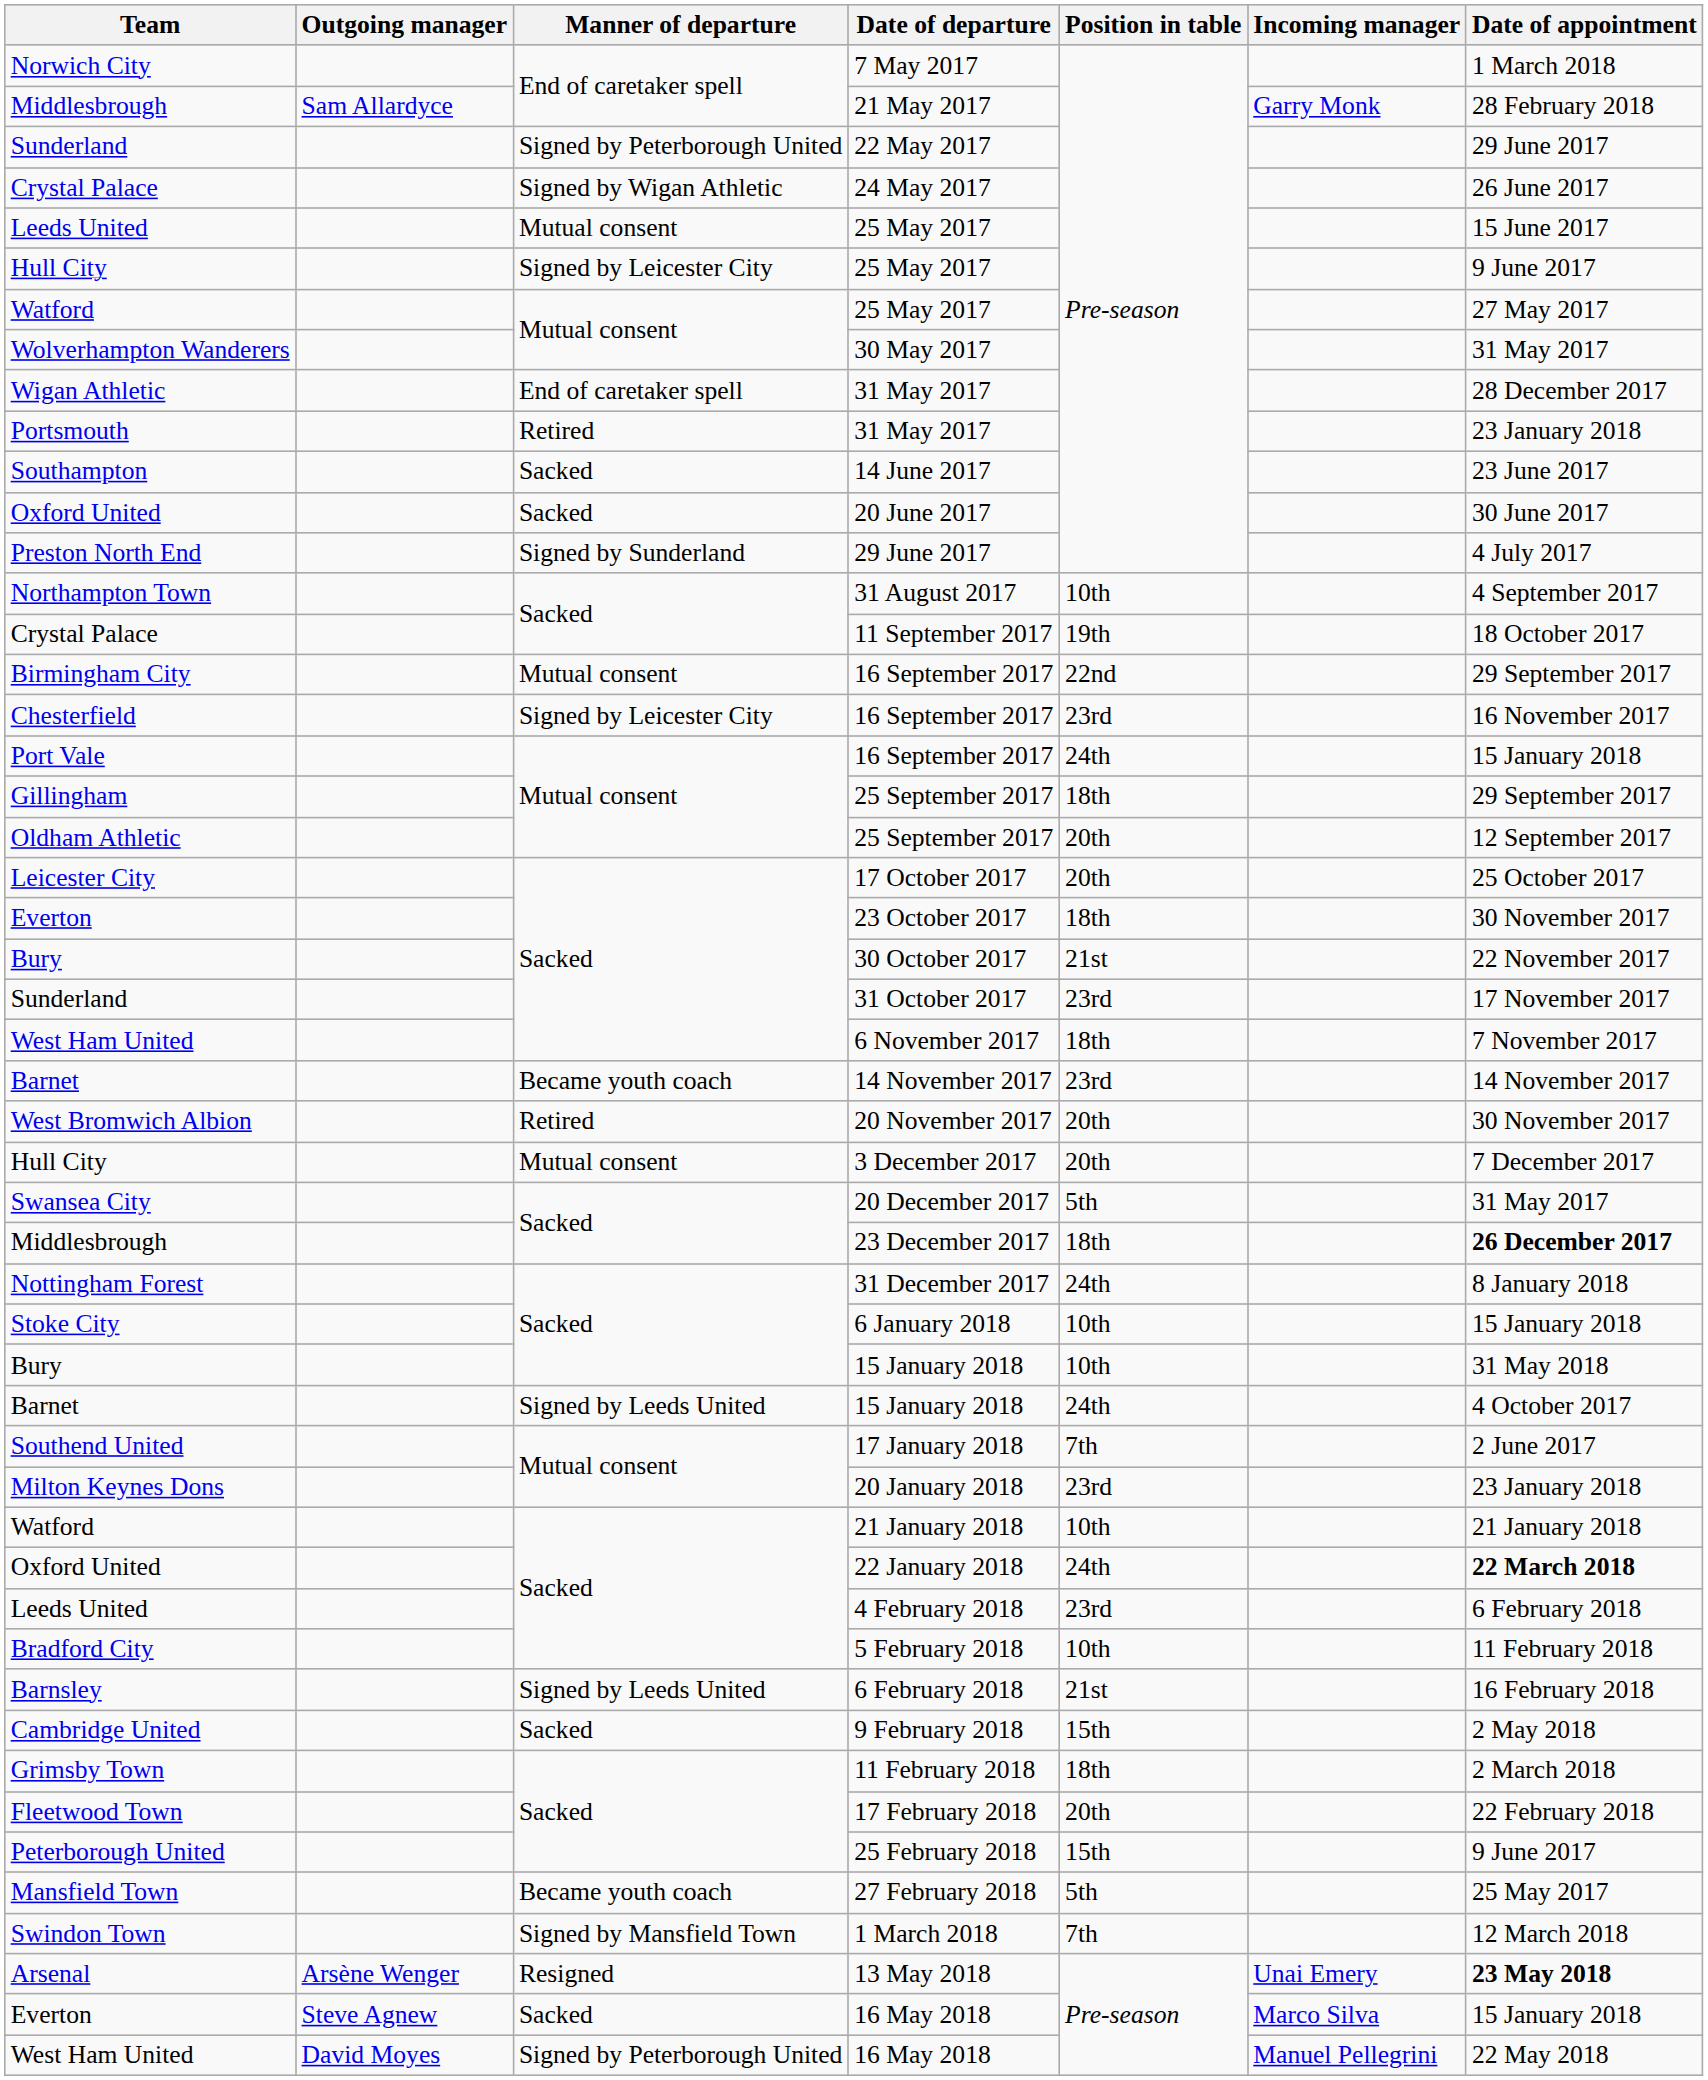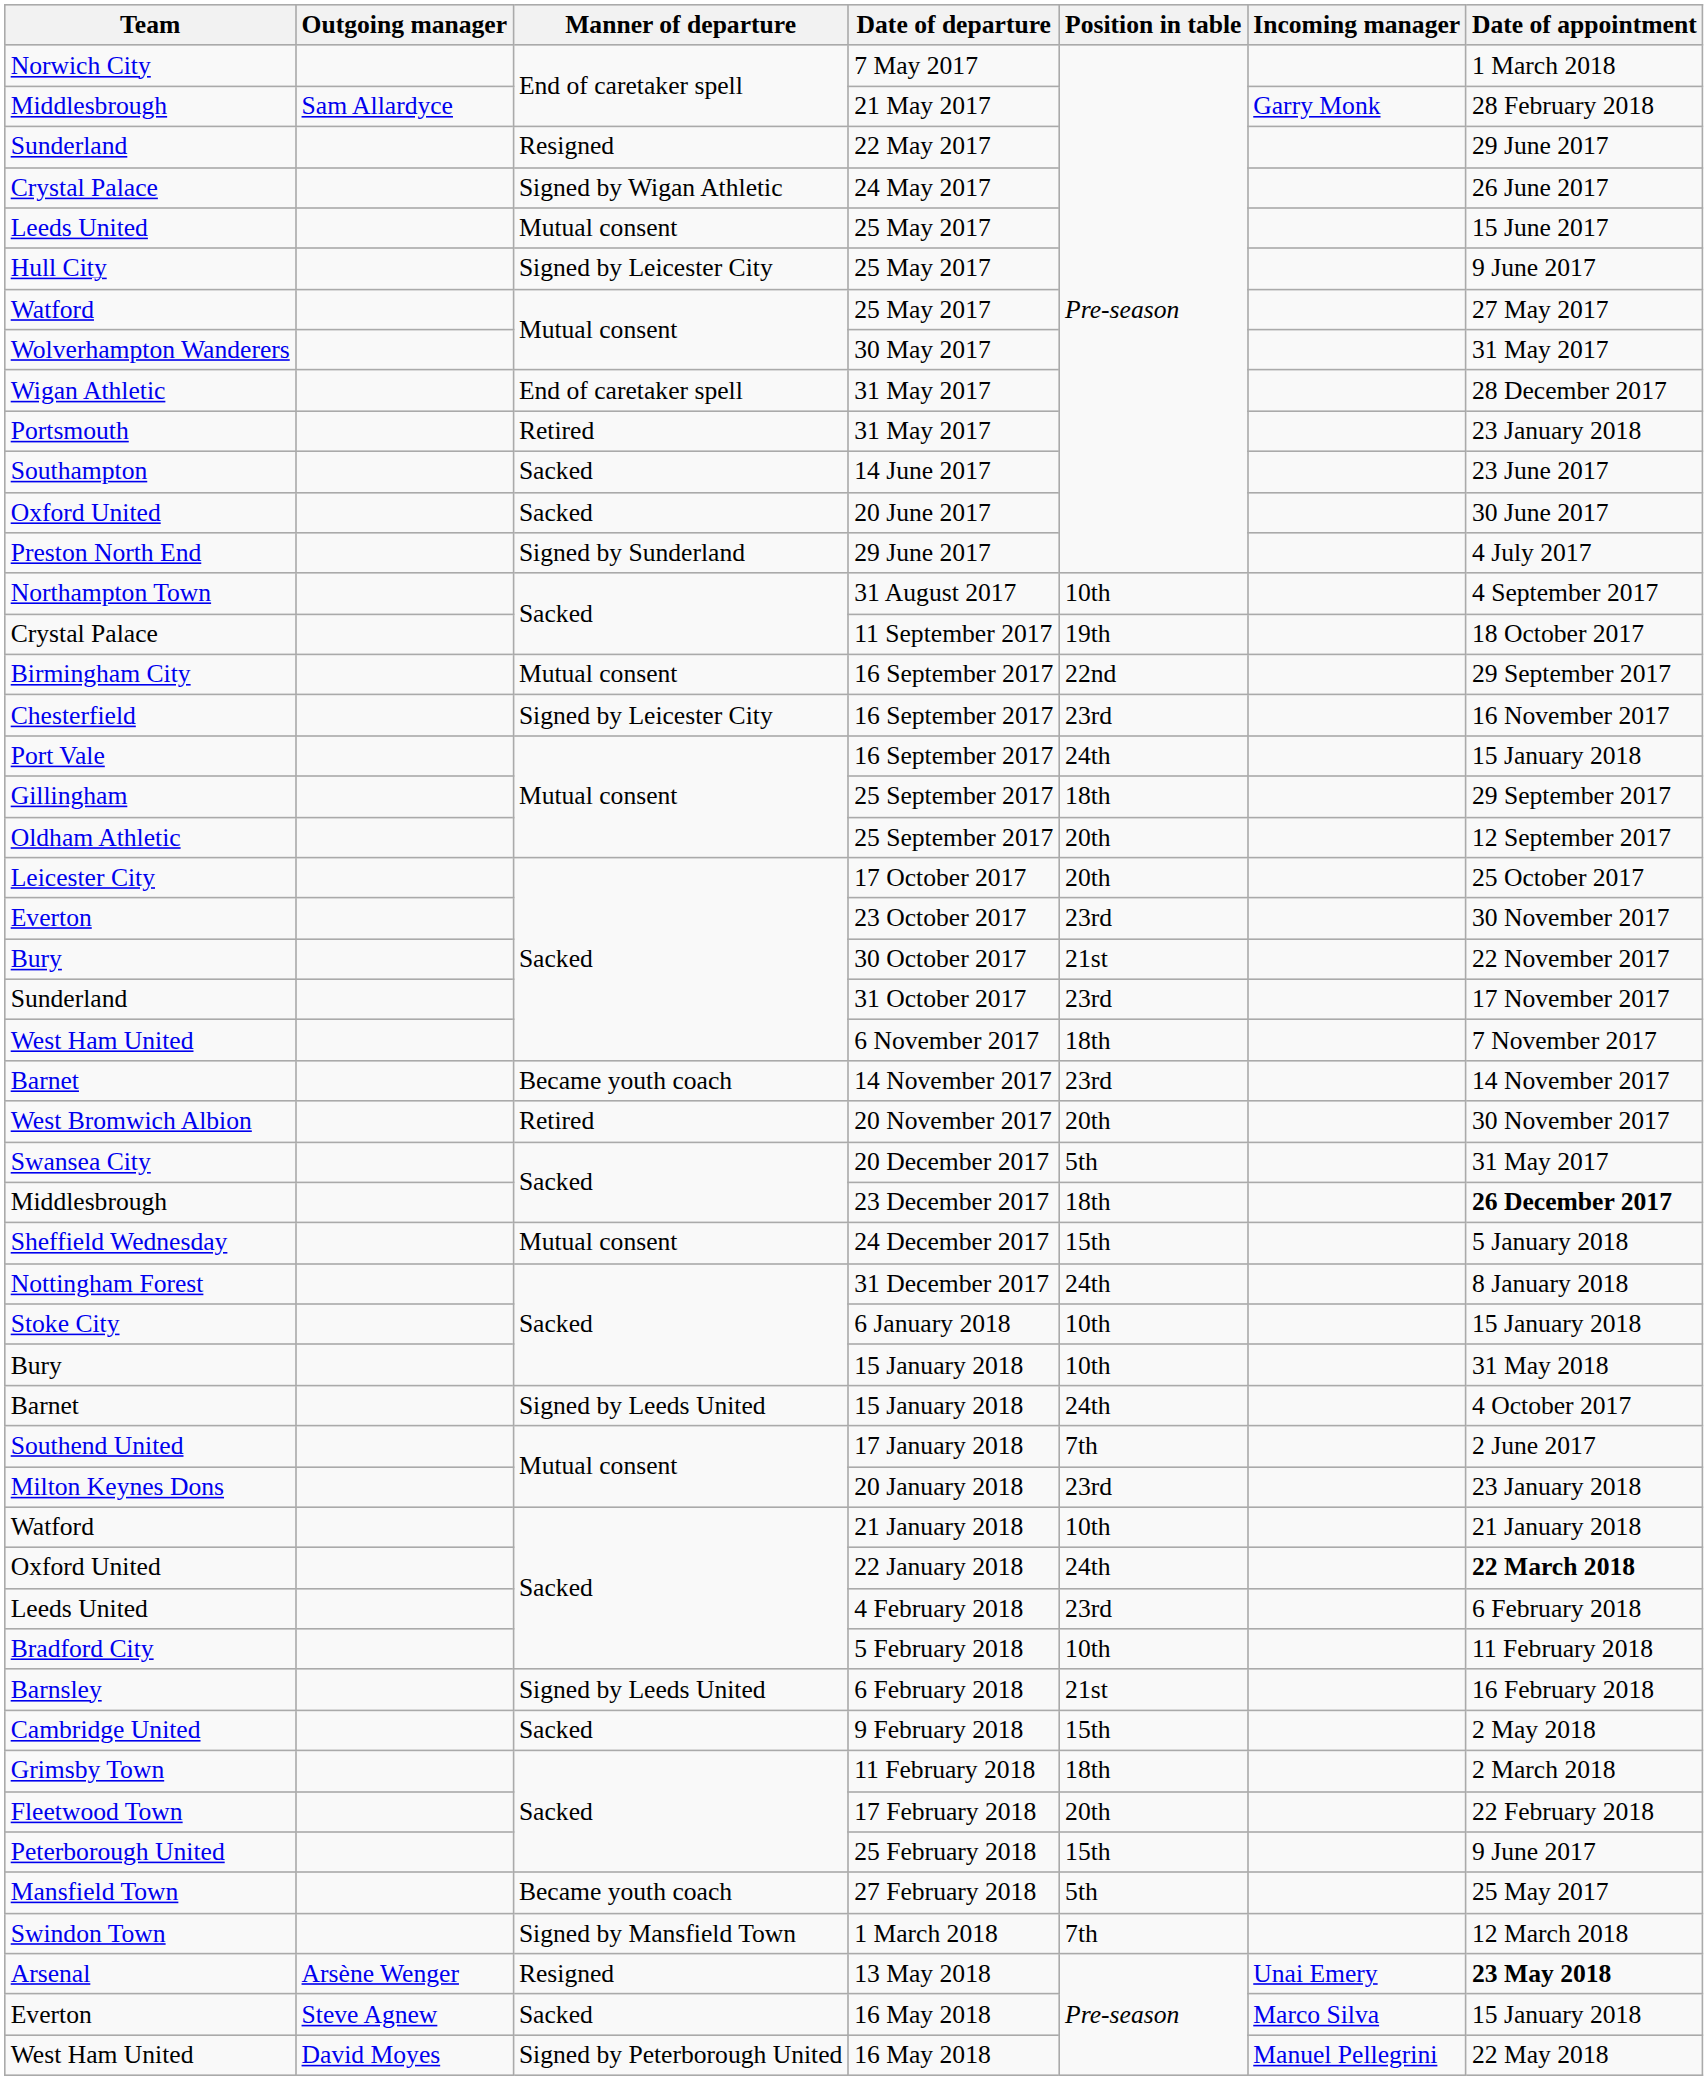(681, 146) Signed by Peterborough United -> (567, 146) Resigned
(1088, 918) 18th -> (1089, 918) 23rd
- row: (59, 1161)
+ row: (119, 1242)
